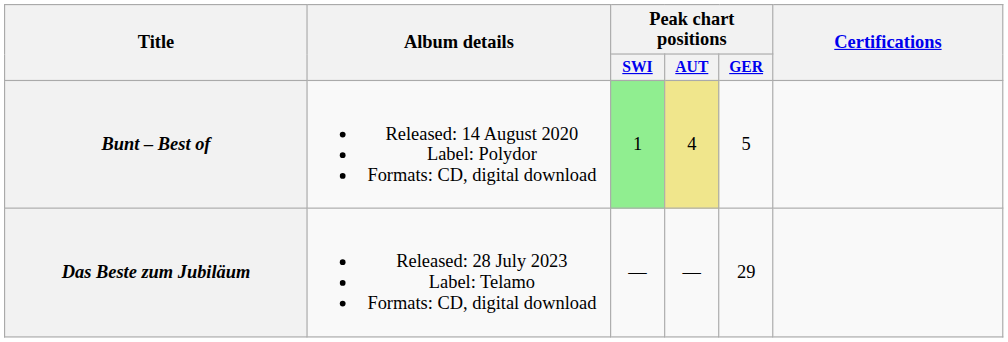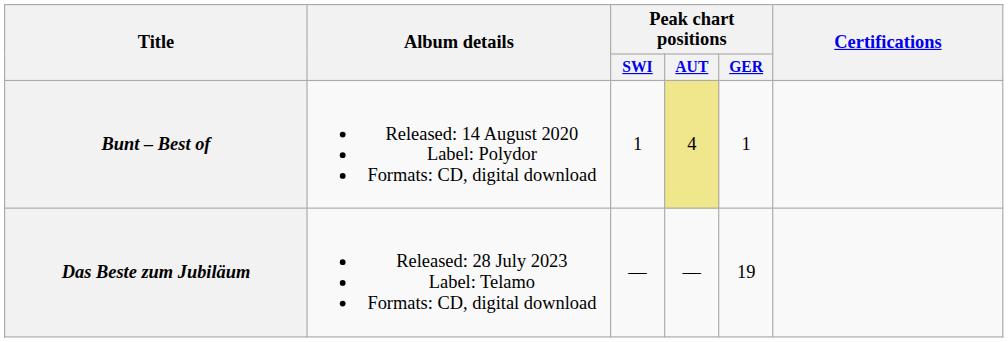(637, 144) lightgreen background -> (637, 144) no background
(746, 144) 5 -> (746, 144) 1
(746, 272) 29 -> (746, 272) 19
